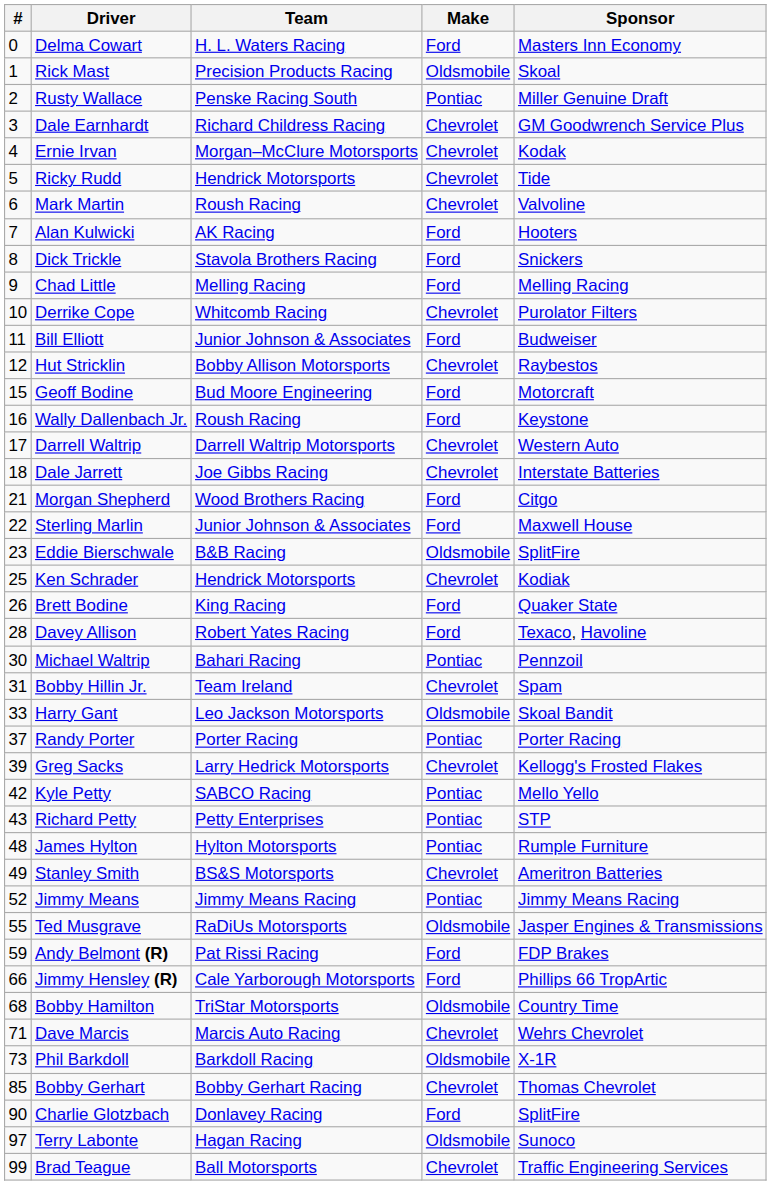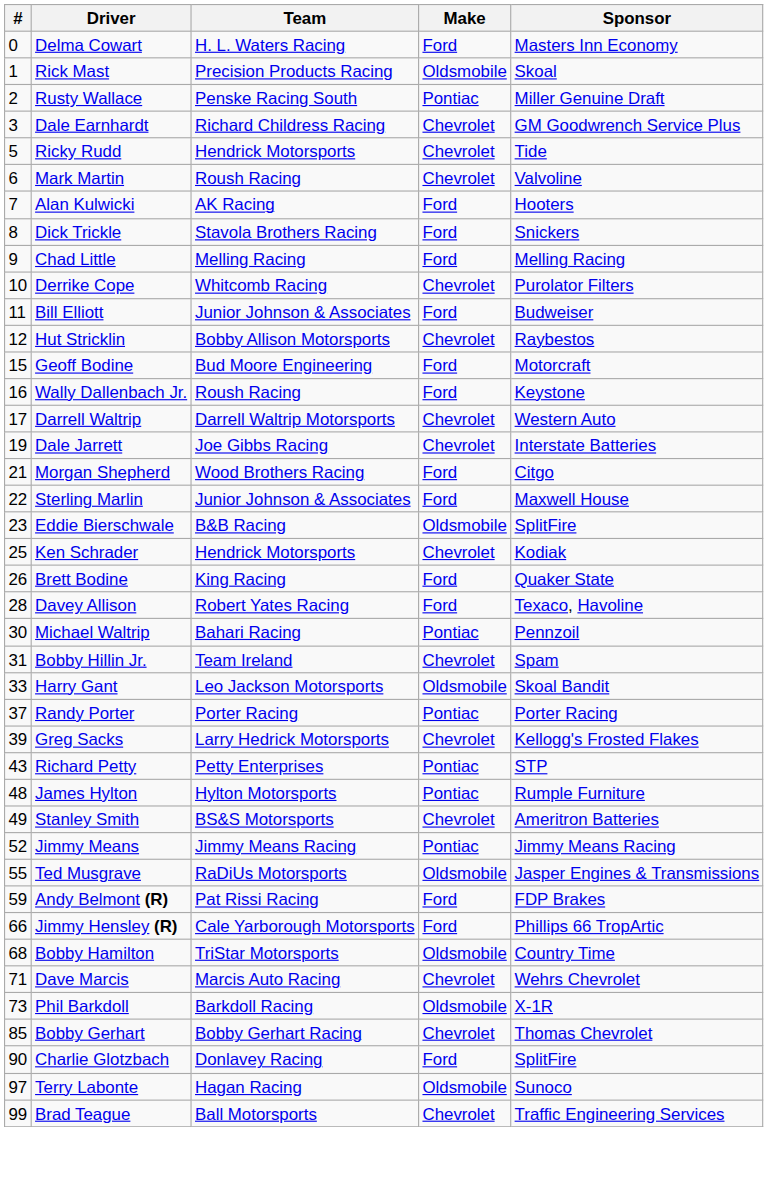- row: (76, 152)
(18, 472) 18 -> (18, 445) 19
- row: (73, 793)
